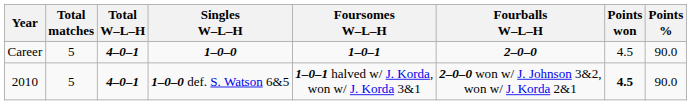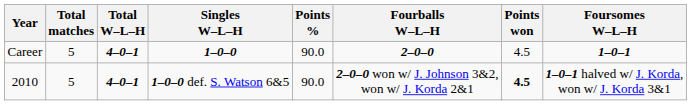columns swapped: (364, 23) <-> (666, 23)
